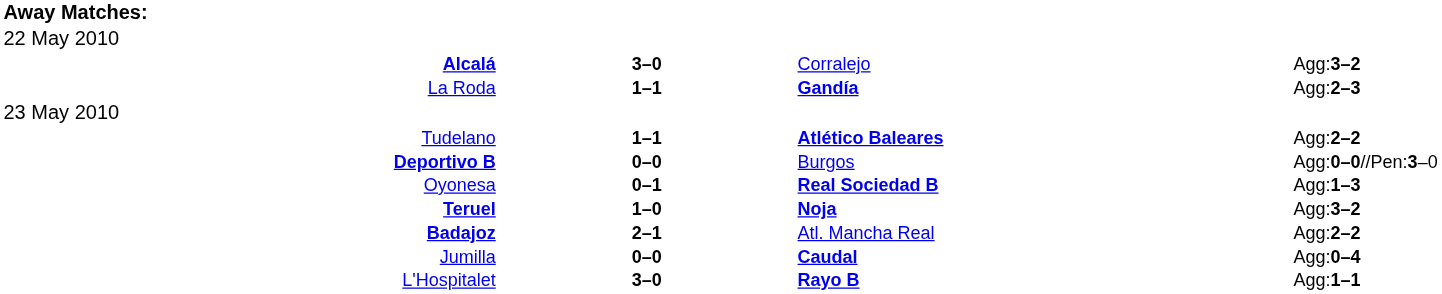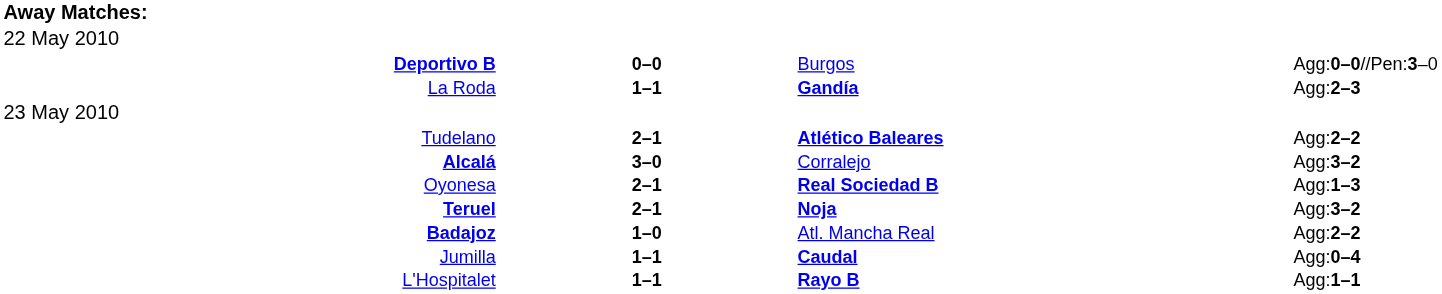rows swapped: (445, 161) <-> (469, 64)
(647, 138) 1–1 -> (647, 138) 2–1
(647, 185) 0–1 -> (647, 185) 2–1
(647, 209) 1–0 -> (647, 209) 2–1
(647, 232) 2–1 -> (647, 232) 1–0
(647, 256) 0–0 -> (647, 256) 1–1
(647, 280) 3–0 -> (647, 280) 1–1
